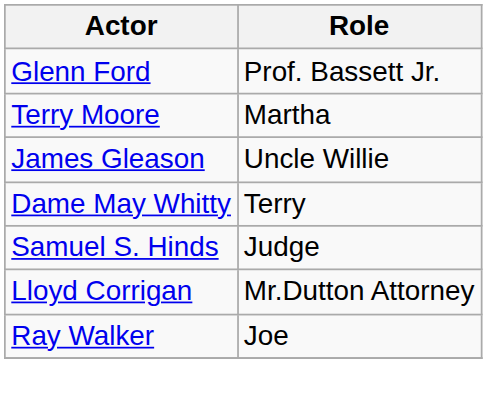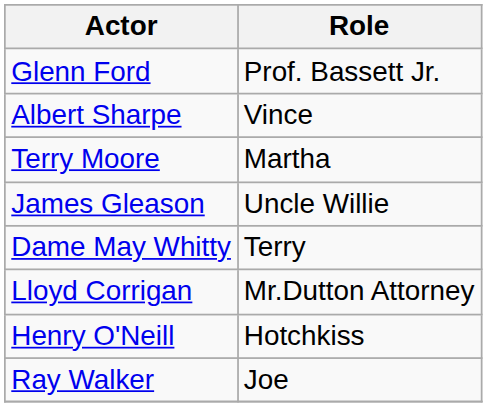+ row: (96, 114)
- row: (115, 247)
+ row: (93, 335)
